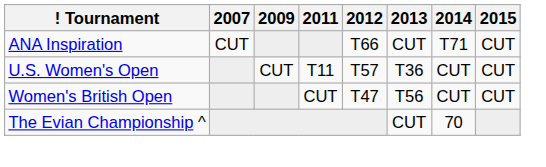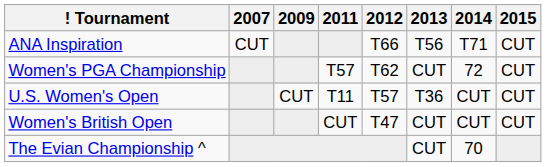(409, 44) CUT -> (429, 44) T56
+ row: (117, 70)
(409, 97) T56 -> (429, 123) CUT
